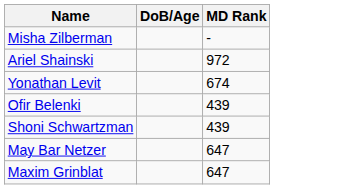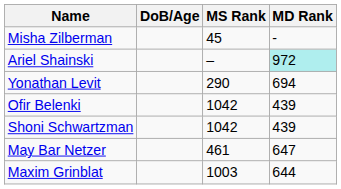+ column: (236, 16)
(218, 61) no background -> (284, 61) paleturquoise background
(218, 83) 674 -> (284, 83) 694
(218, 172) 647 -> (284, 172) 644
